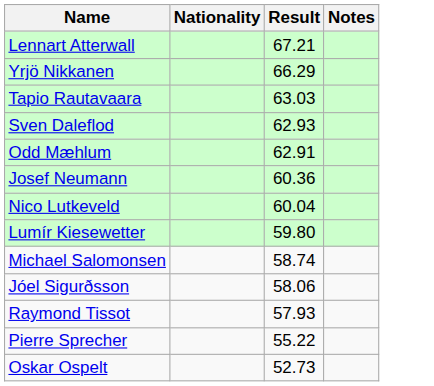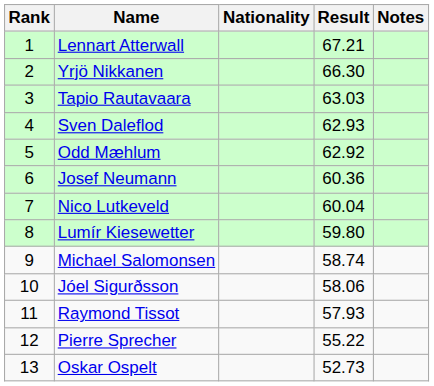+ column: (29, 17)
(294, 71) 66.29 -> (343, 71) 66.30
(294, 152) 62.91 -> (343, 152) 62.92
